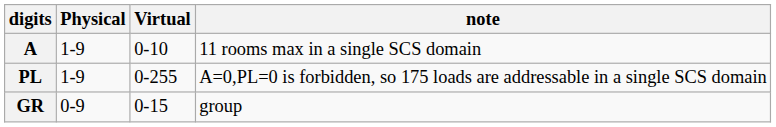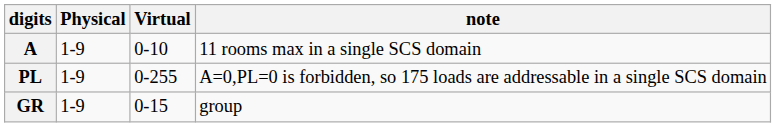(73, 106) 0-9 -> (73, 106) 1-9
